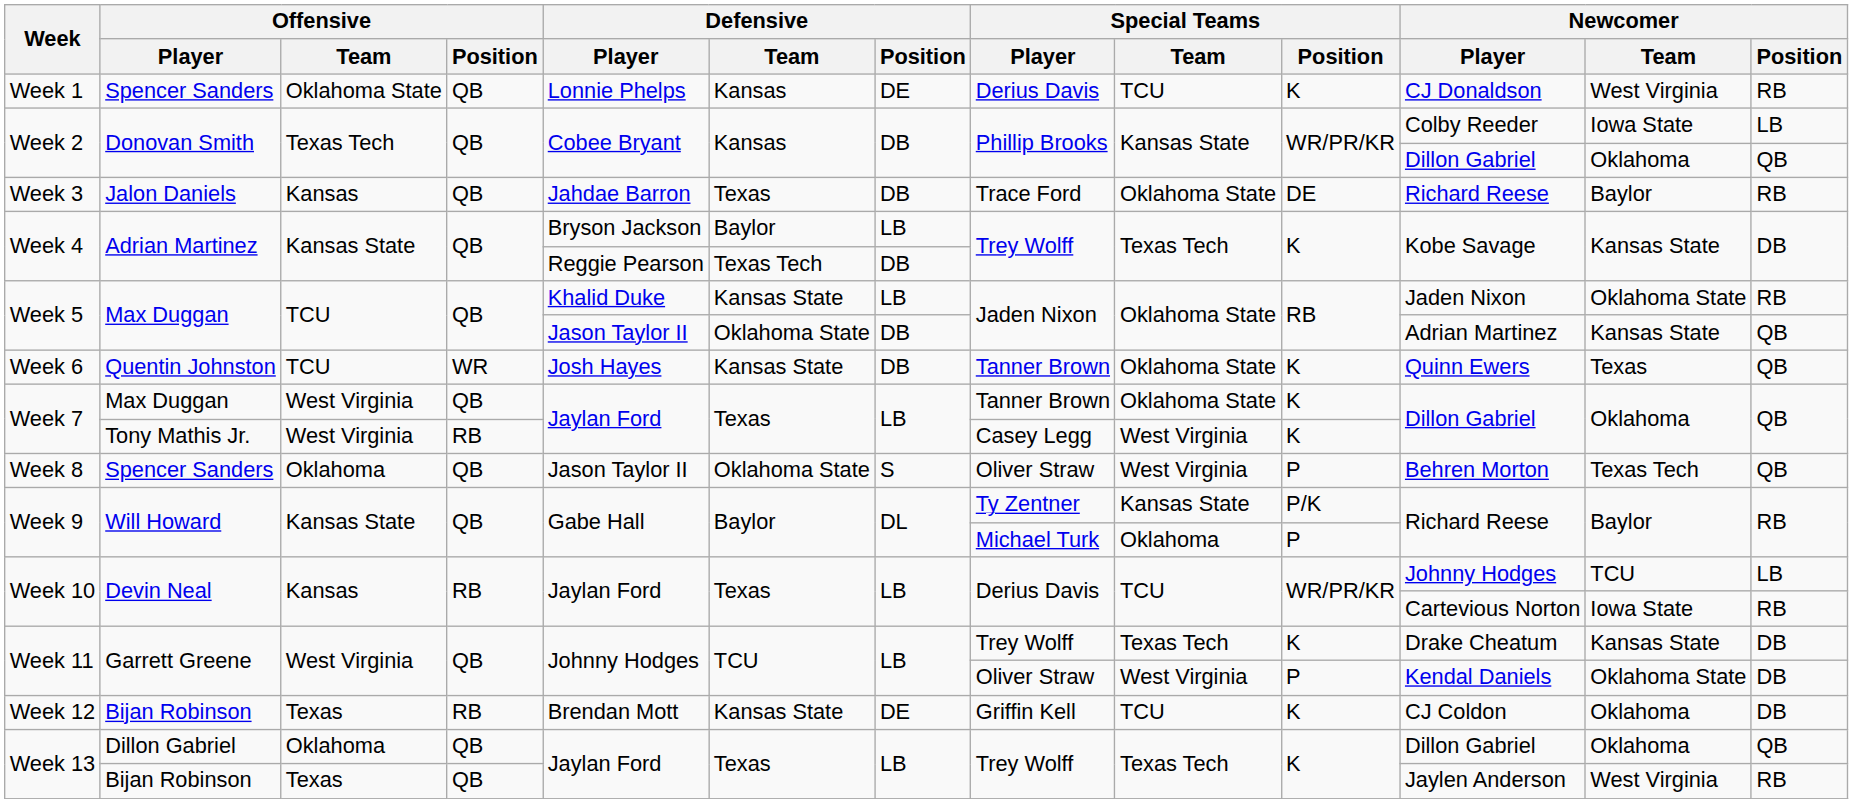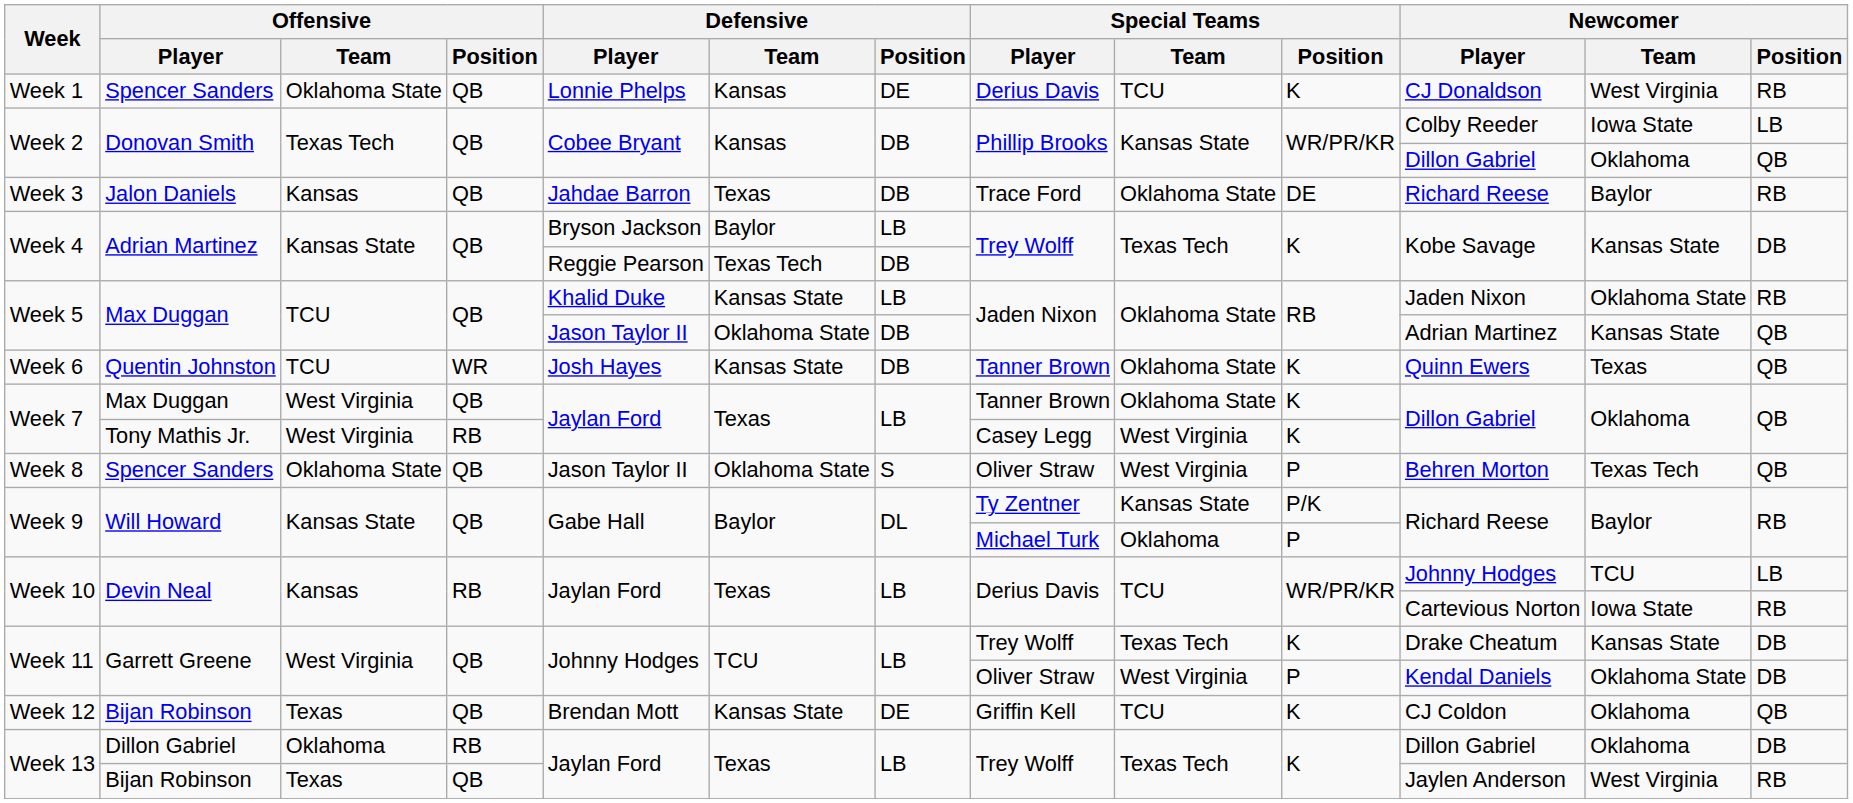(335, 470) Oklahoma -> (364, 470) Oklahoma State
(467, 711) RB -> (468, 711) QB
(1772, 711) DB -> (1772, 711) QB
(468, 746) QB -> (467, 746) RB
(1772, 746) QB -> (1772, 746) DB
